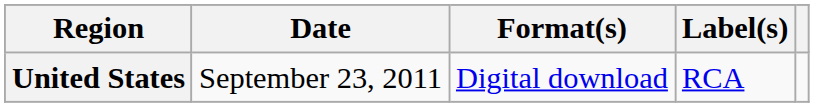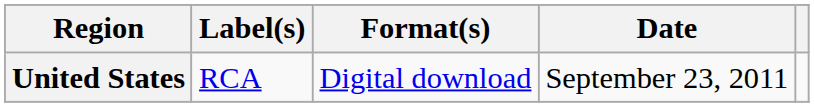columns swapped: (321, 28) <-> (735, 28)
